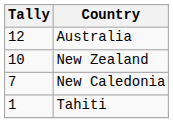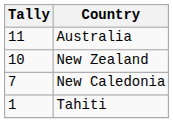(16, 39) 12 -> (16, 39) 11
